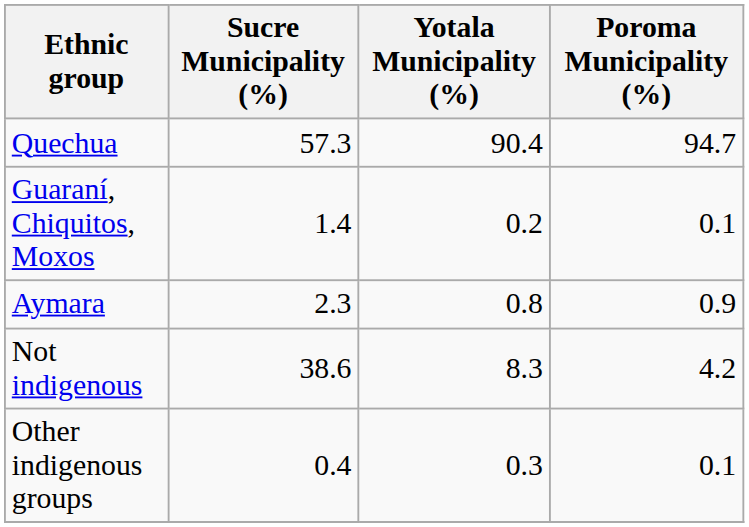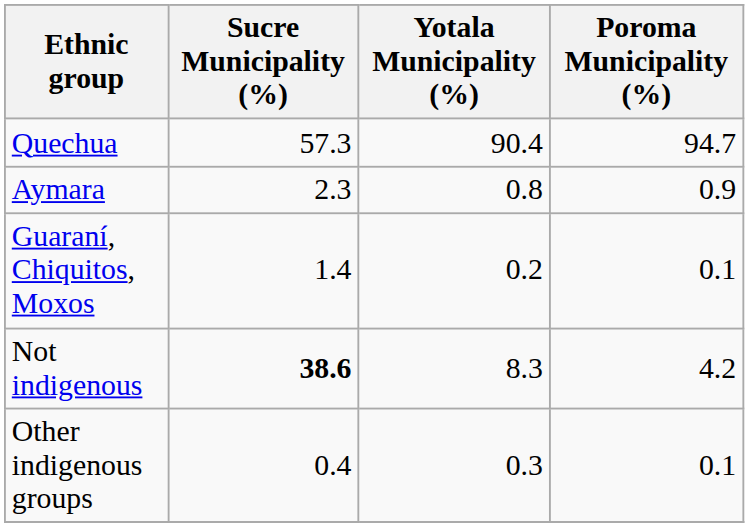rows swapped: (58, 303) <-> (73, 222)
(325, 367) normal -> (325, 367) bold
